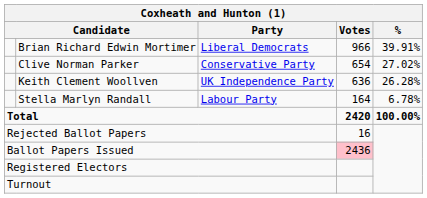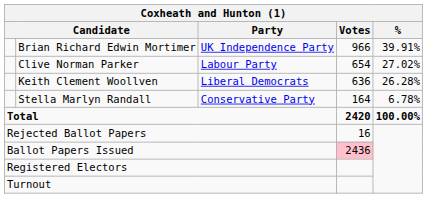(255, 47) Liberal Democrats -> (267, 47) UK Independence Party
(258, 64) Conservative Party -> (239, 64) Labour Party
(267, 82) UK Independence Party -> (255, 82) Liberal Democrats
(239, 99) Labour Party -> (258, 99) Conservative Party
